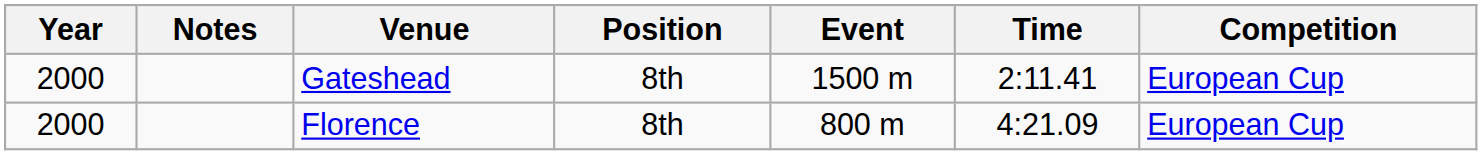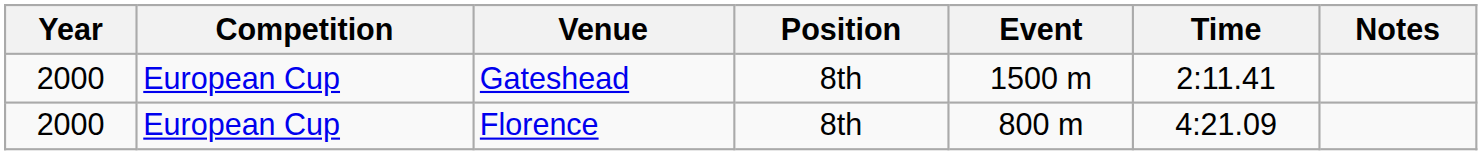columns swapped: (1308, 30) <-> (215, 30)
